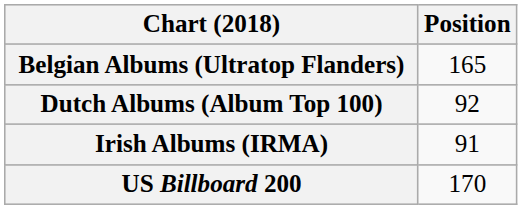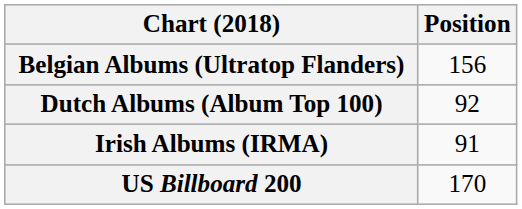(467, 64) 165 -> (467, 64) 156
